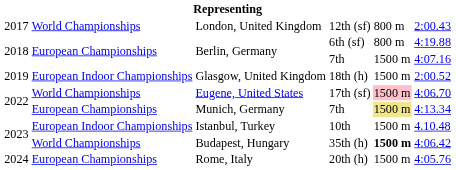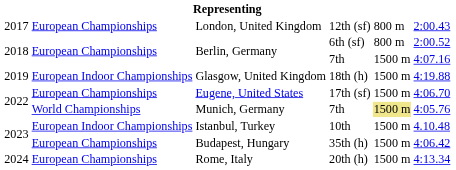(86, 25) World Championships -> (94, 25) European Championships
(433, 42) 4:19.88 -> (432, 42) 2:00.52
(433, 76) 2:00.52 -> (432, 76) 4:19.88
(86, 92) World Championships -> (94, 92) European Championships
(392, 92) pink background -> (392, 92) no background
(94, 109) European Championships -> (86, 109) World Championships
(433, 109) 4:13.34 -> (432, 109) 4:05.76
(86, 142) World Championships -> (94, 142) European Championships
(392, 142) bold -> (392, 142) normal
(433, 159) 4:05.76 -> (432, 159) 4:13.34
